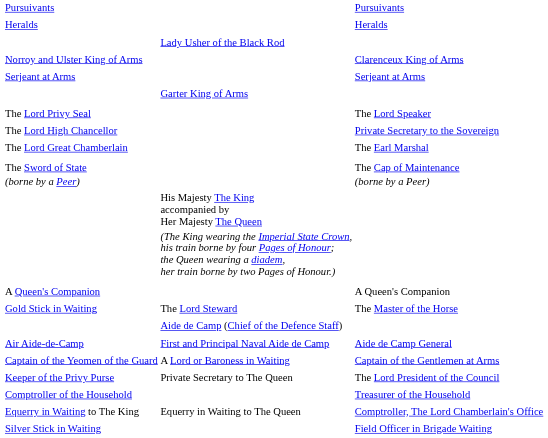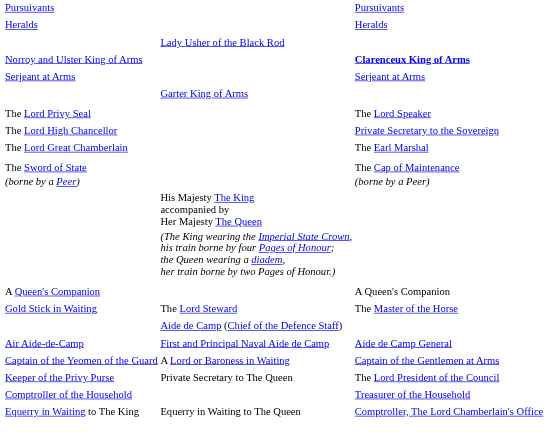(409, 59) normal -> (412, 59) bold
- row: (53, 429)
